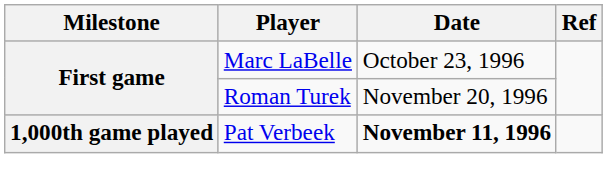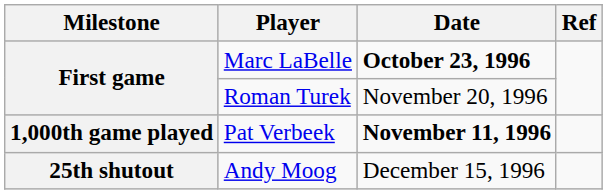(444, 59) normal -> (447, 59) bold
+ row: (280, 170)
